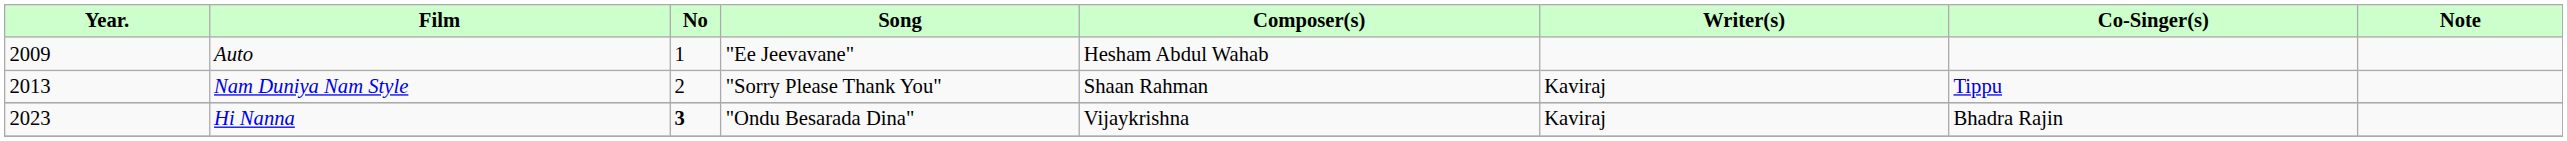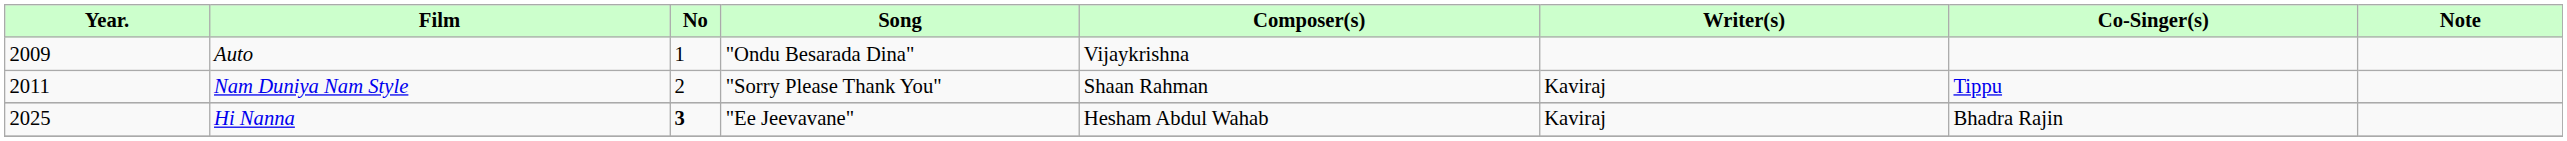(790, 53) "Ee Jeevavane" -> (820, 53) "Ondu Besarada Dina"
(1176, 53) Hesham Abdul Wahab -> (1136, 53) Vijaykrishna
(30, 86) 2013 -> (30, 86) 2011
(30, 119) 2023 -> (30, 119) 2025
(820, 119) "Ondu Besarada Dina" -> (790, 119) "Ee Jeevavane"
(1136, 119) Vijaykrishna -> (1176, 119) Hesham Abdul Wahab
